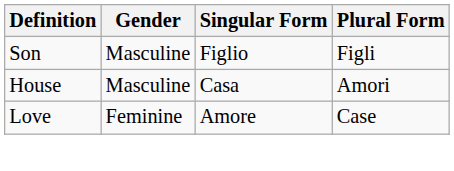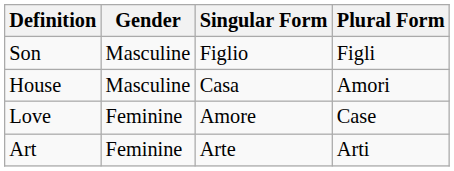+ row: (23, 149)
